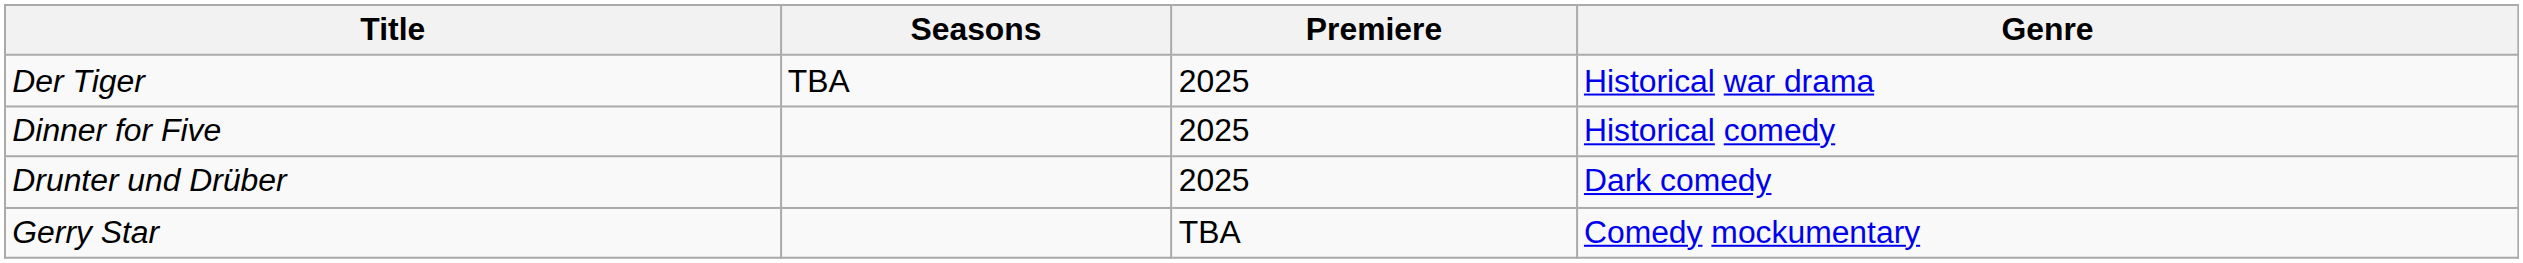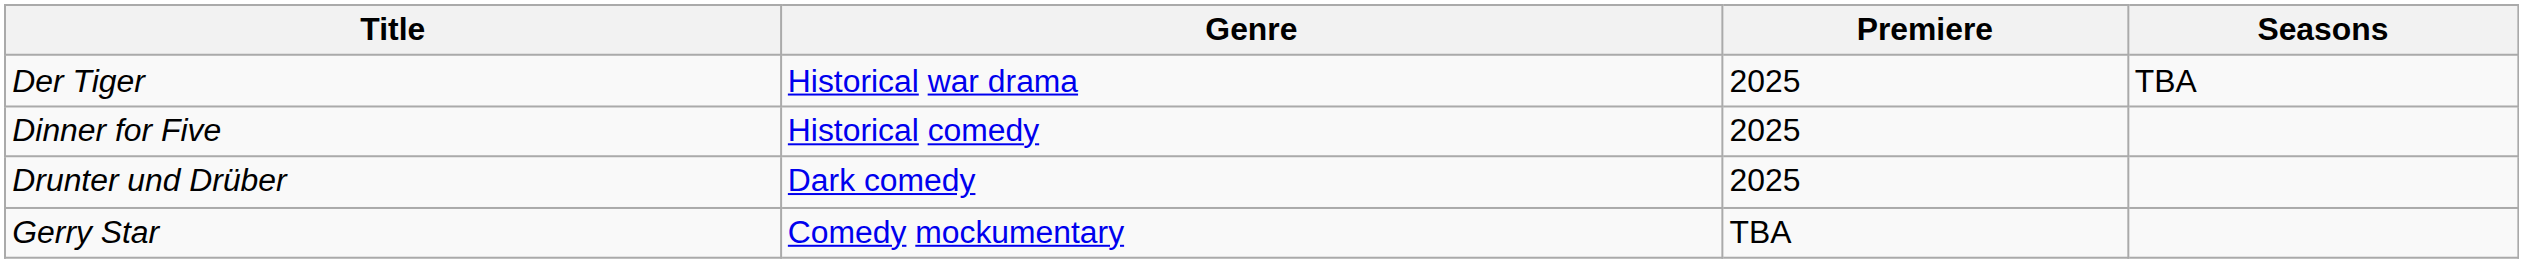columns swapped: (2047, 29) <-> (976, 29)
